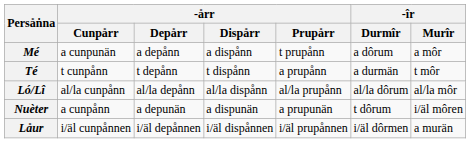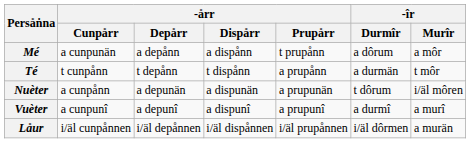- row: (31, 90)
+ row: (31, 109)
